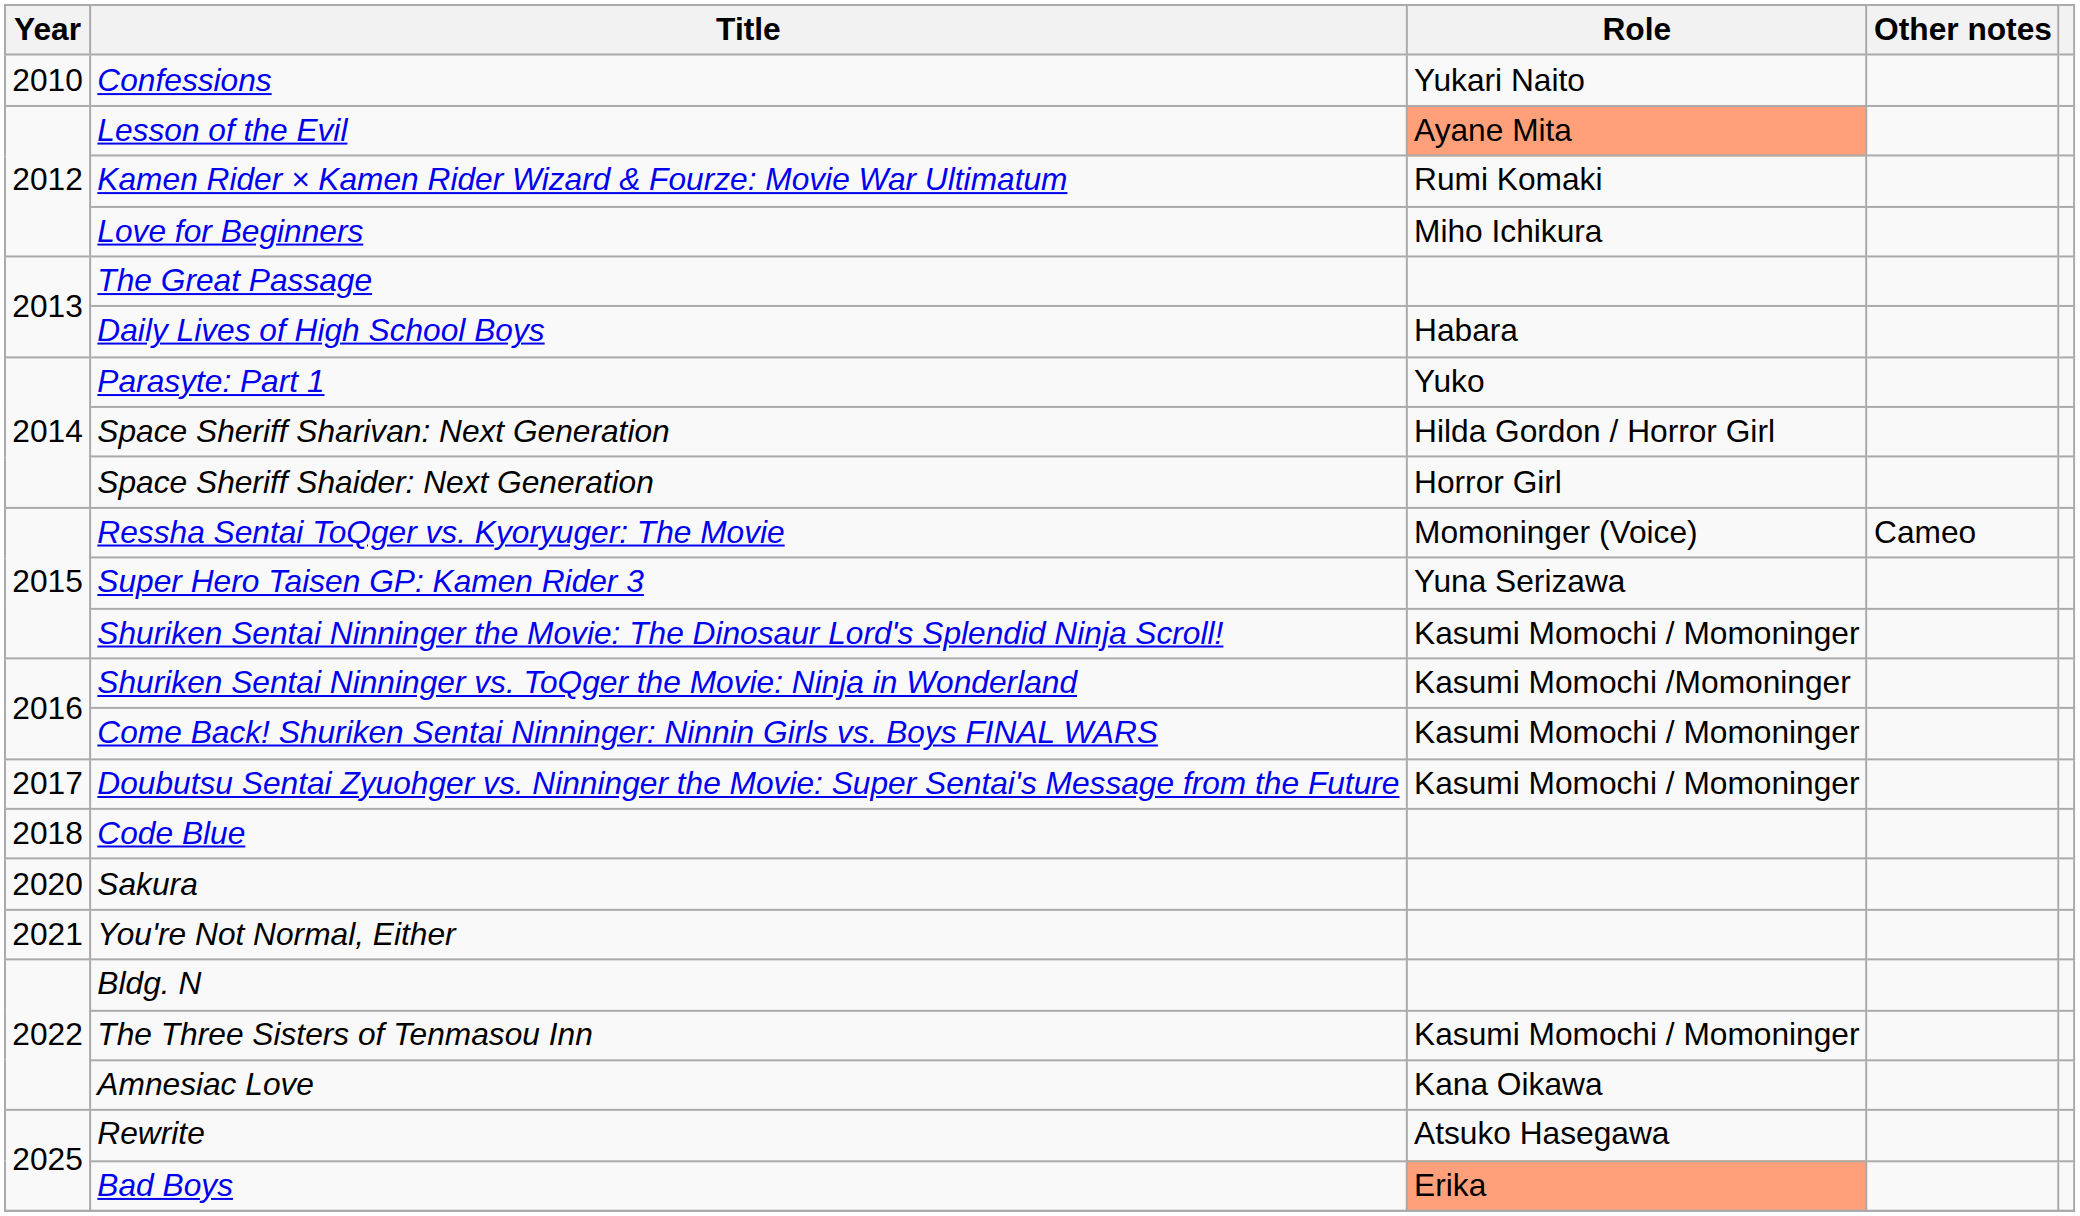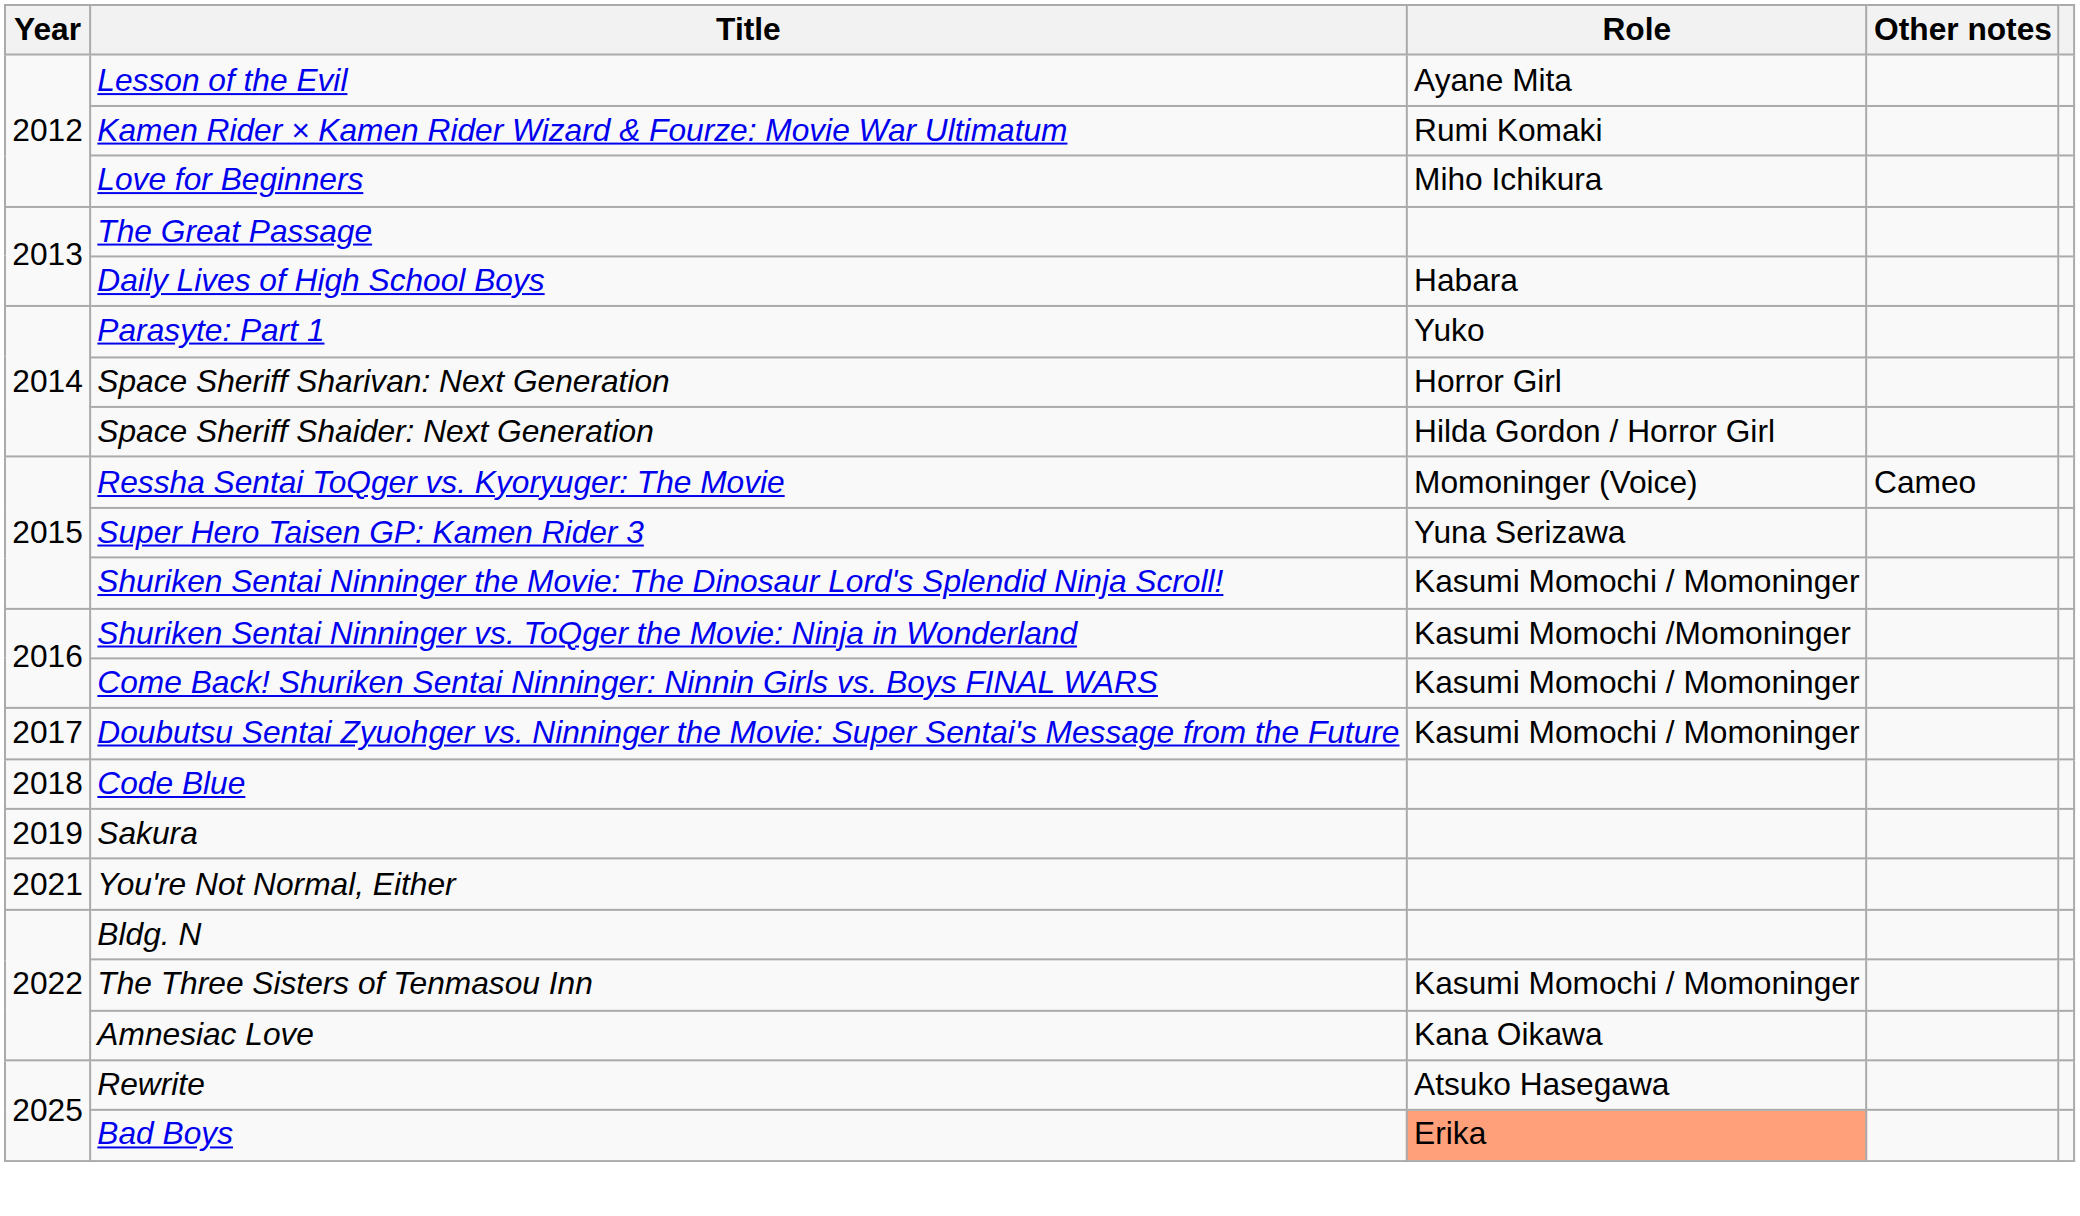- row: (185, 79)
(1493, 130) lightsalmon background -> (1493, 79) no background
(1595, 431) Hilda Gordon / Horror Girl -> (1488, 381) Horror Girl
(1488, 481) Horror Girl -> (1595, 431) Hilda Gordon / Horror Girl
(48, 883) 2020 -> (48, 833) 2019
